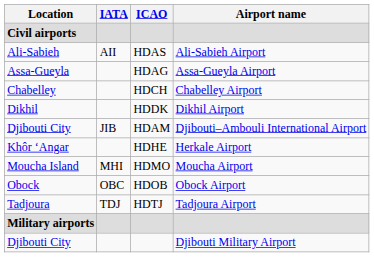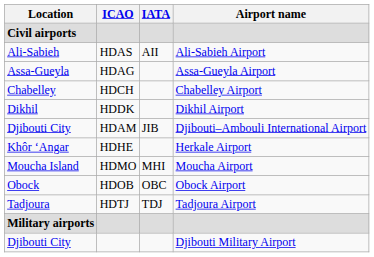columns swapped: (152, 14) <-> (114, 14)
